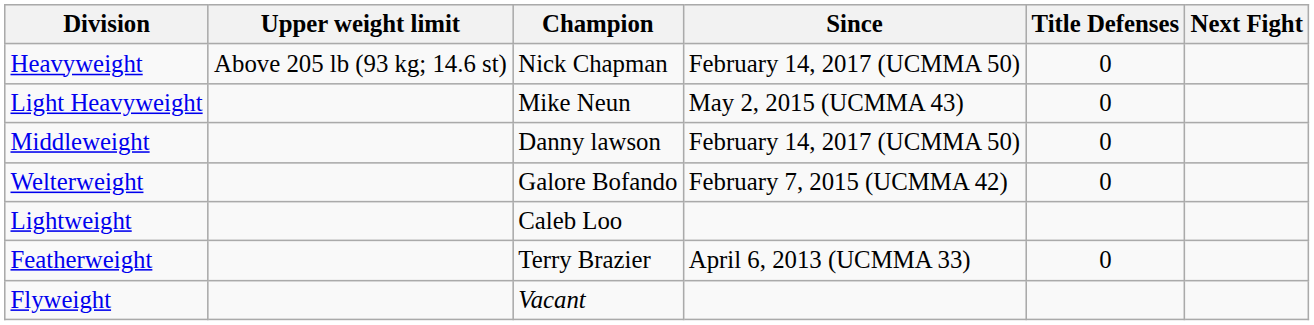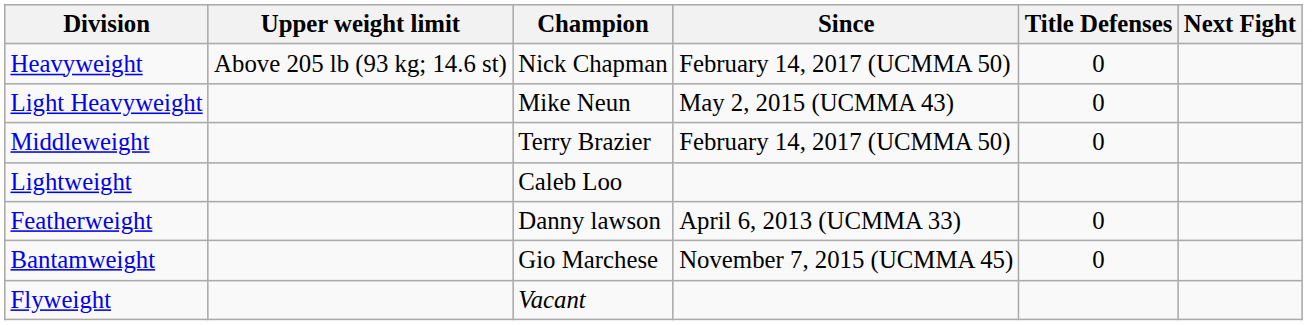(590, 142) Danny lawson -> (585, 142) Terry Brazier
- row: (77, 181)
(585, 260) Terry Brazier -> (590, 220) Danny lawson
+ row: (83, 260)
